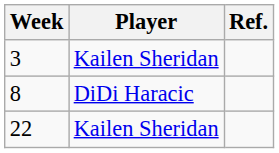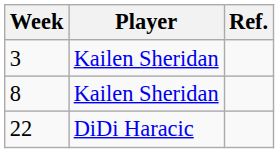(134, 93) DiDi Haracic -> (146, 93) Kailen Sheridan
(146, 128) Kailen Sheridan -> (134, 128) DiDi Haracic
